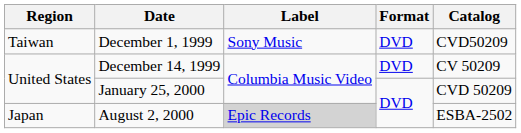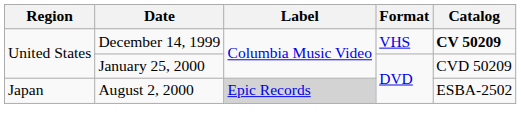- row: (156, 41)
(396, 66) DVD -> (395, 41) VHS
(468, 66) normal -> (469, 41) bold
